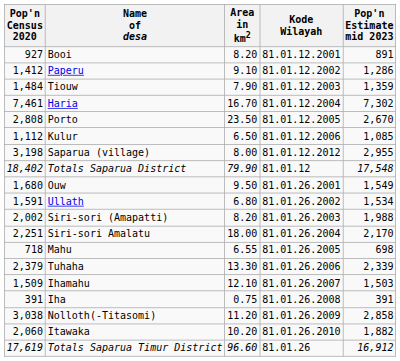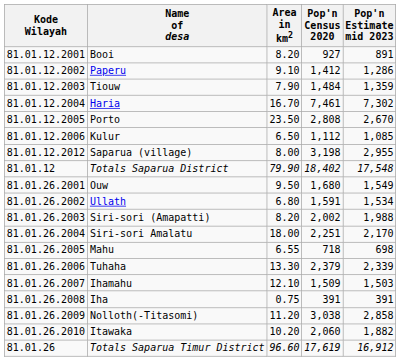columns swapped: (301, 25) <-> (25, 25)
